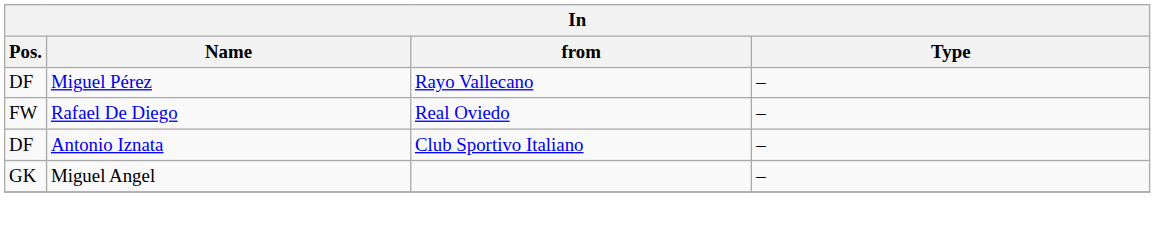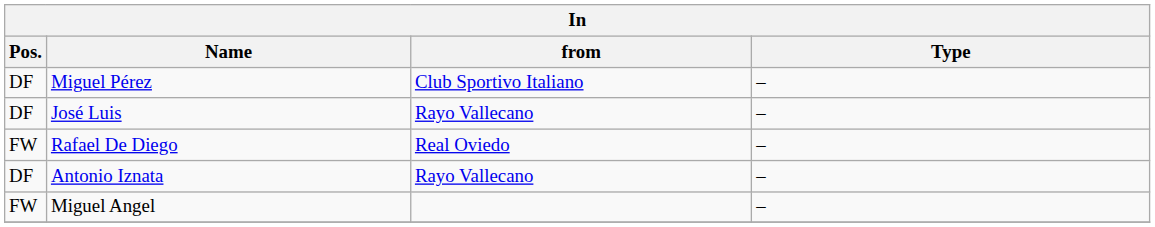(474, 82) Rayo Vallecano -> (499, 82) Club Sportivo Italiano
+ row: (86, 113)
(499, 144) Club Sportivo Italiano -> (474, 176) Rayo Vallecano
(23, 176) GK -> (23, 207) FW
